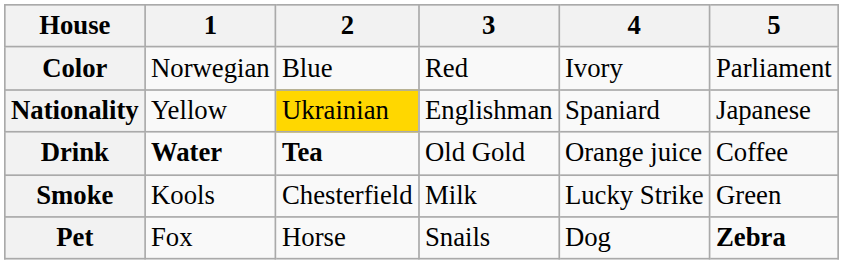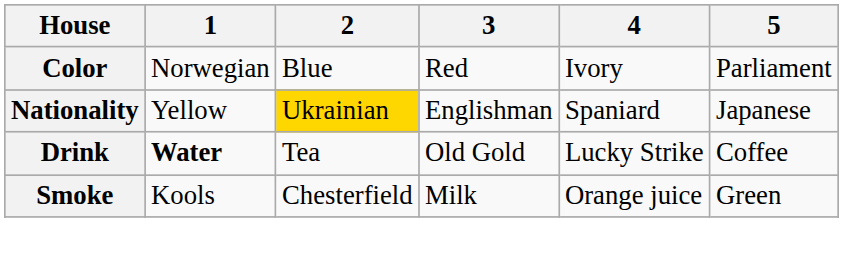(302, 152) bold -> (301, 152) normal
(634, 152) Orange juice -> (634, 152) Lucky Strike
(634, 195) Lucky Strike -> (634, 195) Orange juice
- row: (75, 237)
